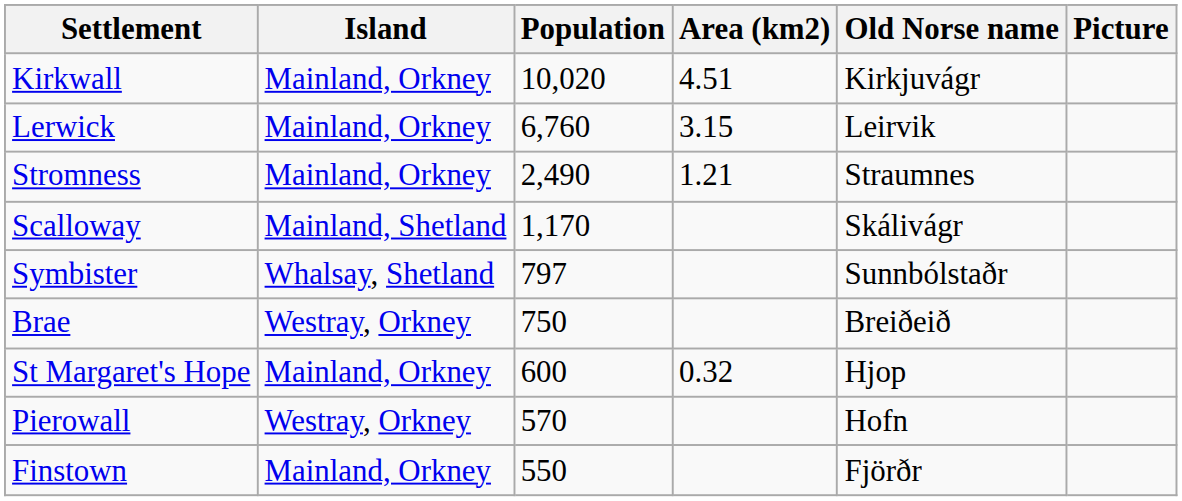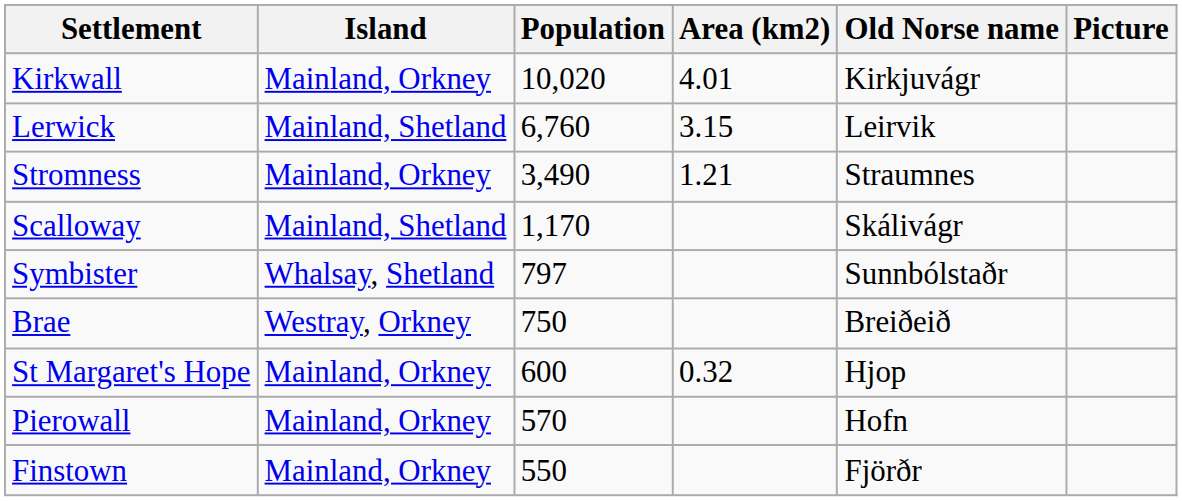(706, 77) 4.51 -> (706, 77) 4.01
(378, 126) Mainland, Orkney -> (386, 126) Mainland, Shetland
(555, 175) 2,490 -> (555, 175) 3,490
(368, 420) Westray, Orkney -> (378, 420) Mainland, Orkney
